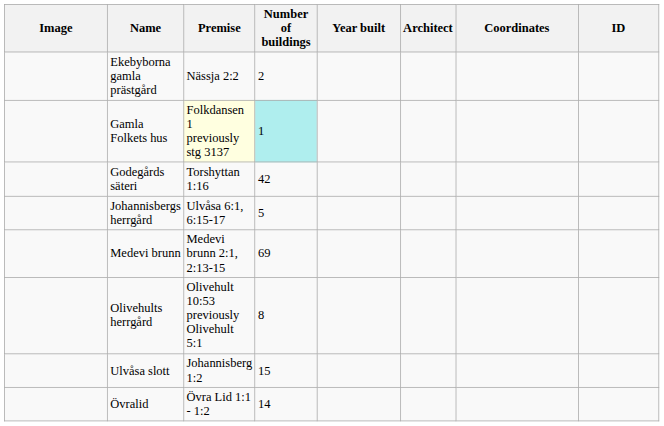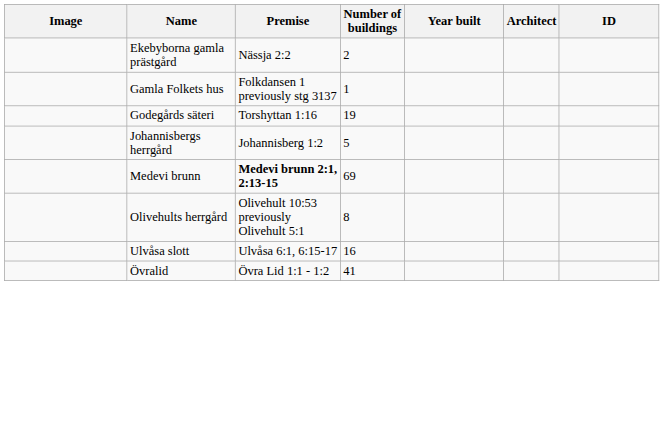- column: (517, 28)
(215, 131) lightyellow background -> (288, 89) no background
(261, 131) paleturquoise background -> (346, 89) no background
(264, 179) 42 -> (349, 115) 19
(215, 212) Ulvåsa 6:1, 6:15-17 -> (281, 142) Johannisberg 1:2
(212, 253) normal -> (288, 176) bold
(219, 370) Johannisberg 1:2 -> (288, 251) Ulvåsa 6:1, 6:15-17
(264, 370) 15 -> (349, 251) 16
(264, 404) 14 -> (349, 271) 41
